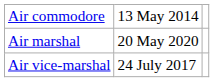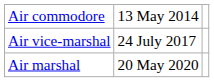rows swapped: (59, 64) <-> (44, 40)
